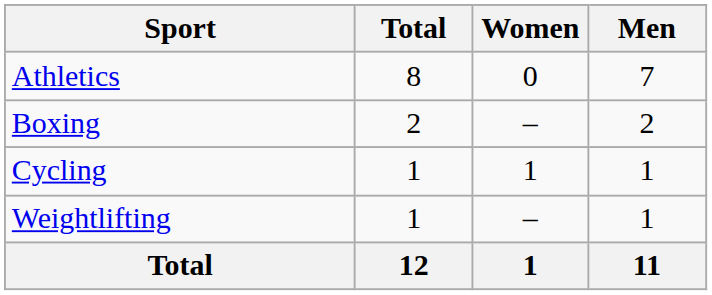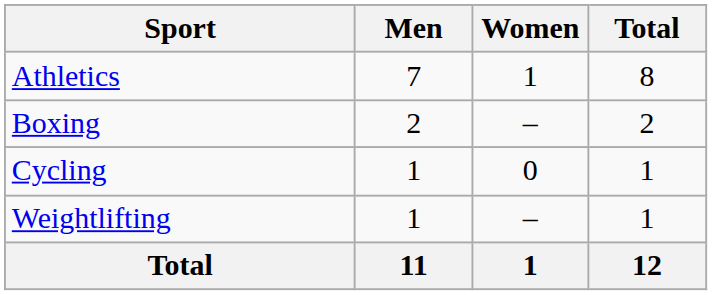columns swapped: (647, 28) <-> (414, 28)
(530, 75) 0 -> (530, 75) 1
(530, 170) 1 -> (530, 170) 0
